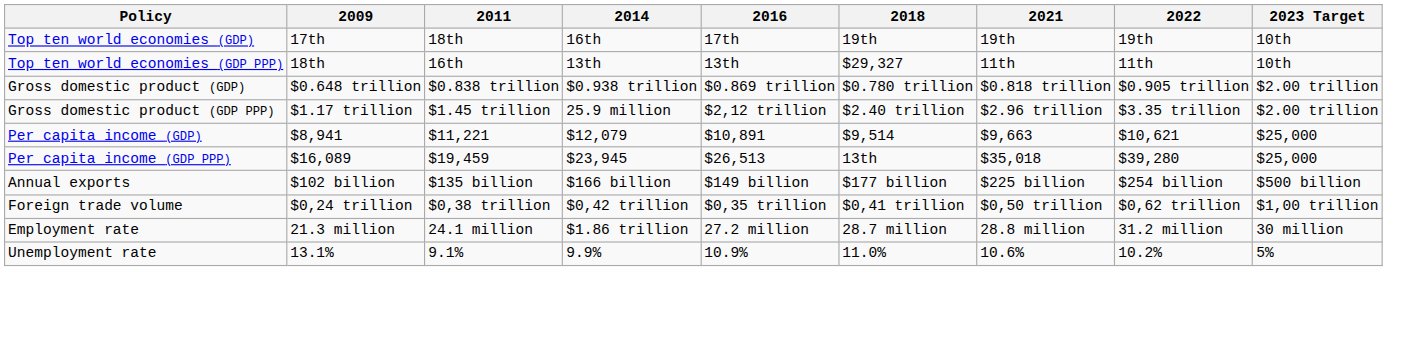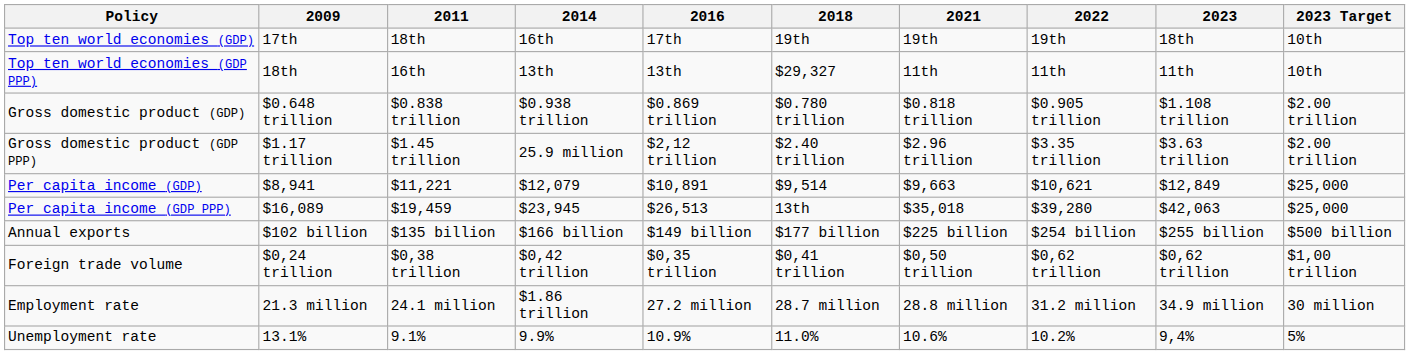+ column: (1220, 16)
